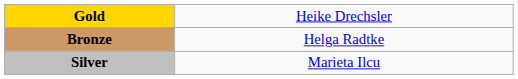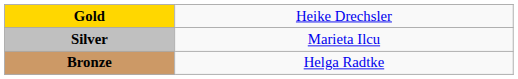rows swapped: (89, 62) <-> (89, 39)
